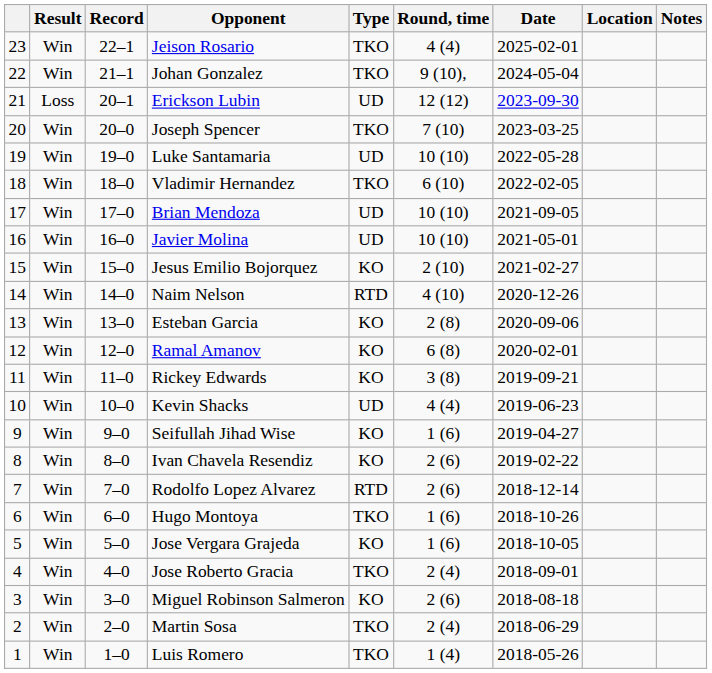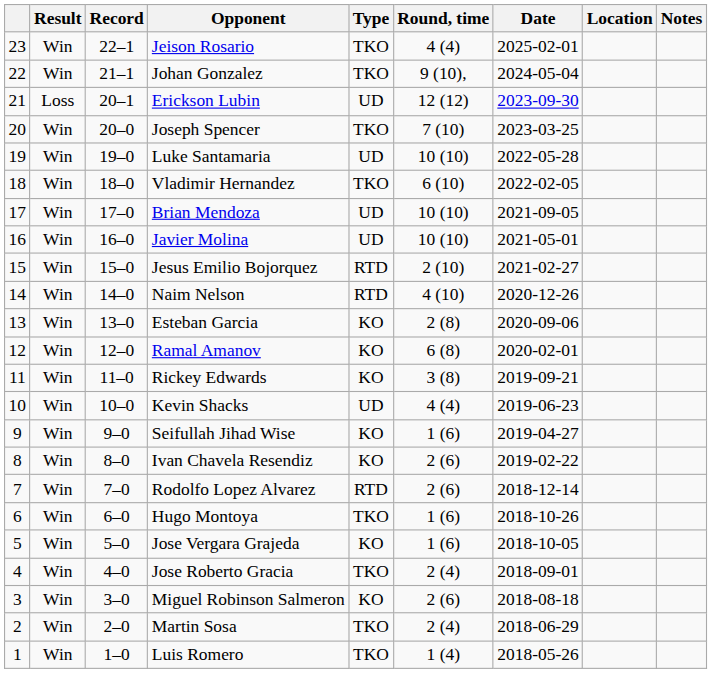(371, 267) KO -> (371, 267) RTD
